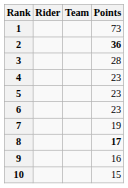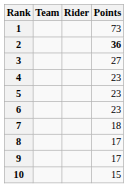columns swapped: (48, 12) <-> (77, 12)
(116, 61) 28 -> (116, 61) 27
(116, 126) 19 -> (116, 126) 18
(116, 142) bold -> (116, 142) normal
(116, 158) 16 -> (116, 158) 17
